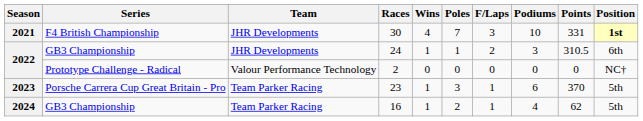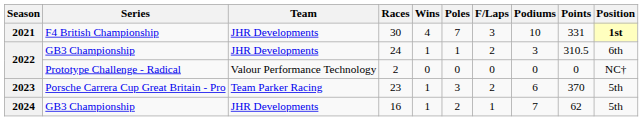(492, 88) 1 -> (492, 88) 2
(277, 106) Team Parker Racing -> (275, 106) JHR Developments
(535, 106) 4 -> (535, 106) 7
